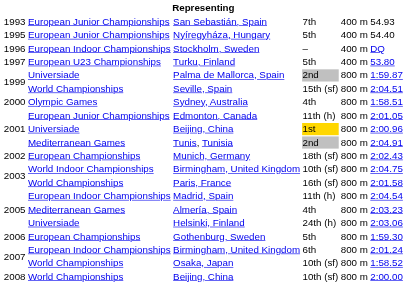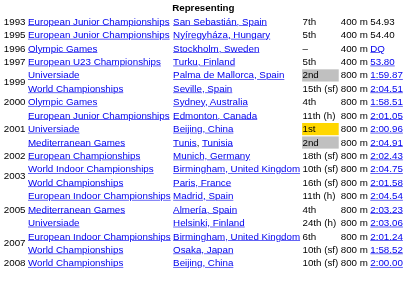(99, 48) European Indoor Championships -> (63, 48) Olympic Games
- row: (15, 236)
